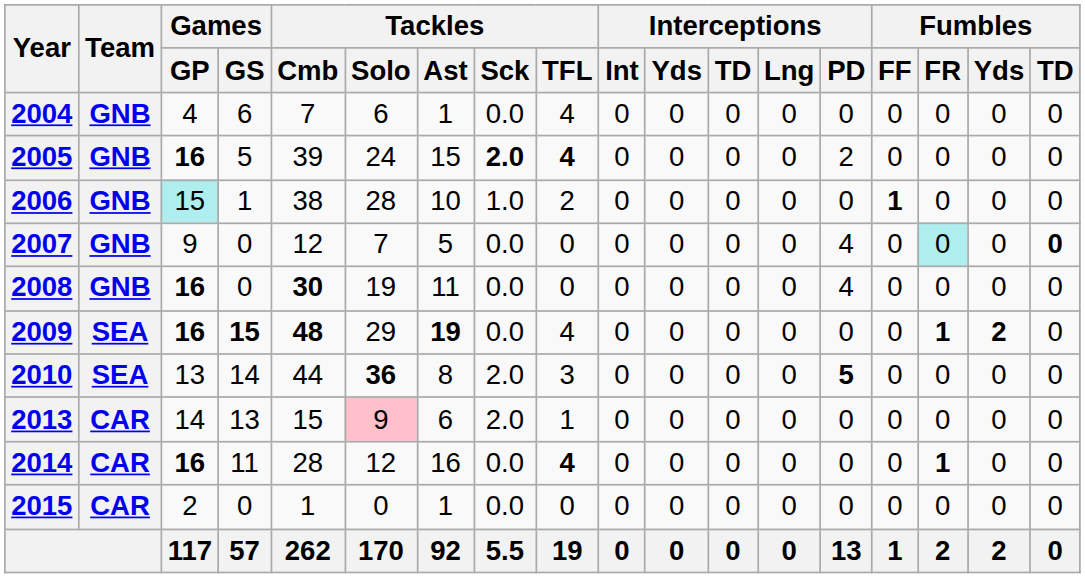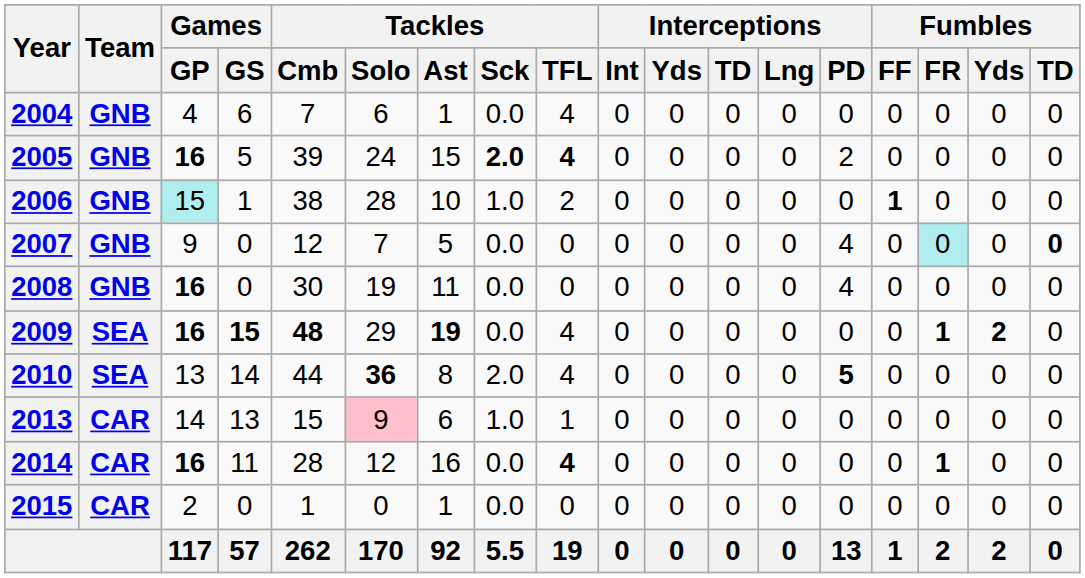(308, 288) bold -> (308, 288) normal
(567, 375) 3 -> (567, 375) 4
(505, 419) 2.0 -> (505, 419) 1.0
